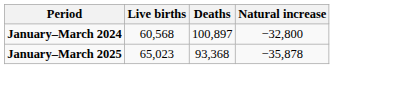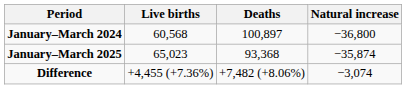(282, 34) −32,800 -> (355, 34) −36,800
(282, 53) −35,878 -> (355, 53) −35,874
+ row: (65, 73)
